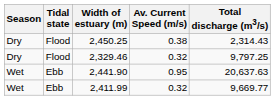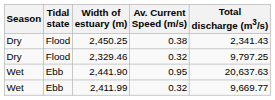(249, 41) 2,314.43 -> (249, 41) 2,341.43
